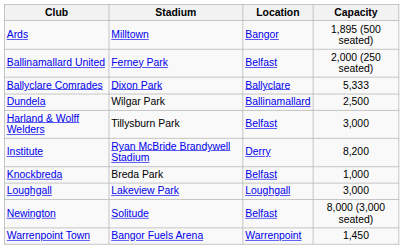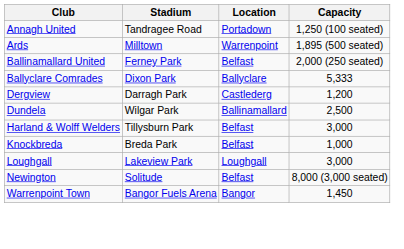+ row: (41, 29)
(262, 35) Bangor -> (250, 45) Warrenpoint
+ row: (28, 95)
- row: (25, 152)
(273, 236) Warrenpoint -> (238, 194) Bangor
